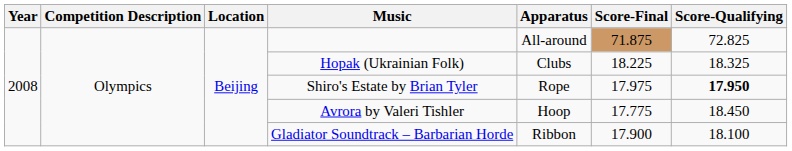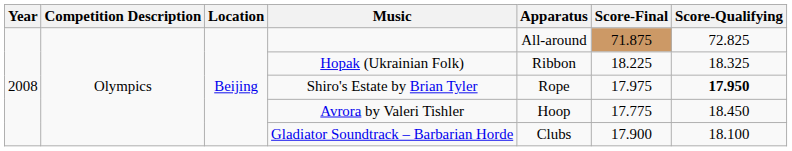(554, 63) Clubs -> (554, 63) Ribbon
(554, 134) Ribbon -> (554, 134) Clubs
